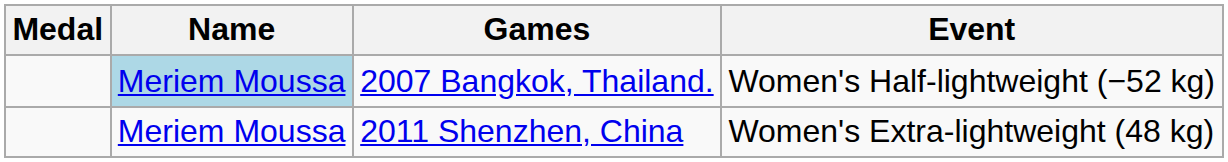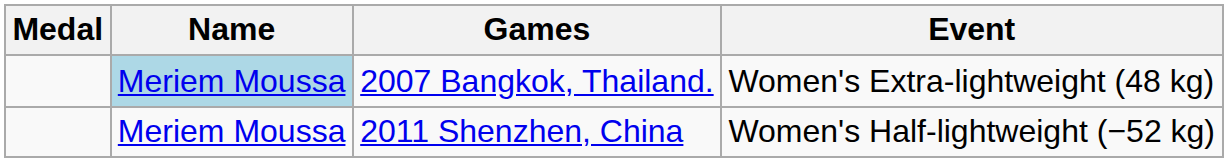(972, 80) Women's Half-lightweight (−52 kg) -> (971, 80) Women's Extra-lightweight (48 kg)
(971, 131) Women's Extra-lightweight (48 kg) -> (972, 131) Women's Half-lightweight (−52 kg)
